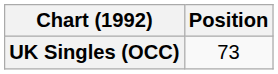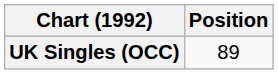(229, 52) 73 -> (229, 52) 89
